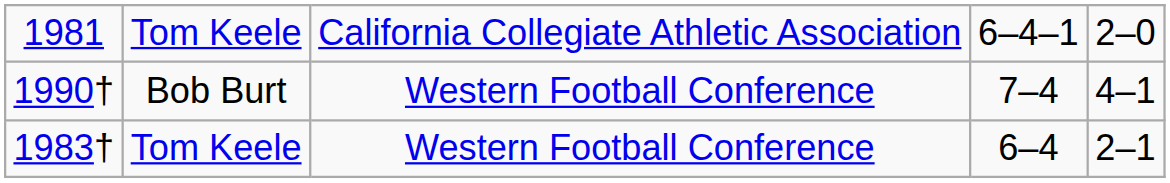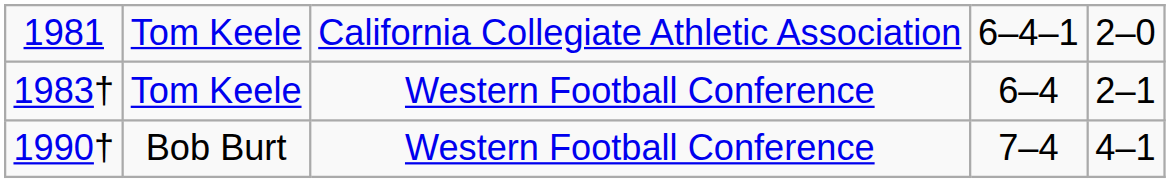rows swapped: (64, 147) <-> (64, 90)
